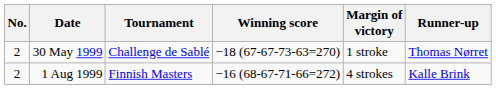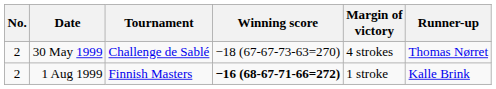(367, 52) 1 stroke -> (370, 52) 4 strokes
(278, 74) normal -> (278, 74) bold
(370, 74) 4 strokes -> (367, 74) 1 stroke
